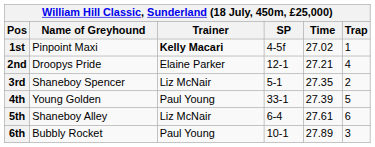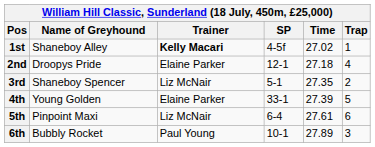(65, 47) Pinpoint Maxi -> (70, 47) Shaneboy Alley
(319, 64) 27.21 -> (319, 64) 27.18
(187, 99) Paul Young -> (192, 99) Elaine Parker
(70, 116) Shaneboy Alley -> (65, 116) Pinpoint Maxi
